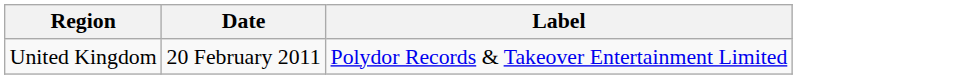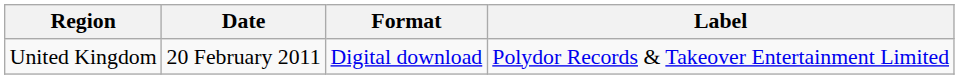+ column: (406, 21)
